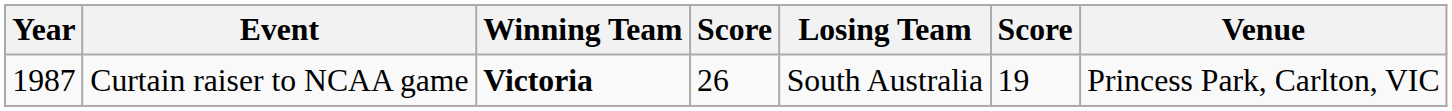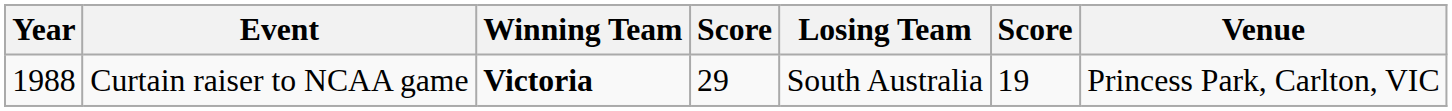(44, 79) 1987 -> (44, 79) 1988
(713, 79) 26 -> (713, 79) 29
